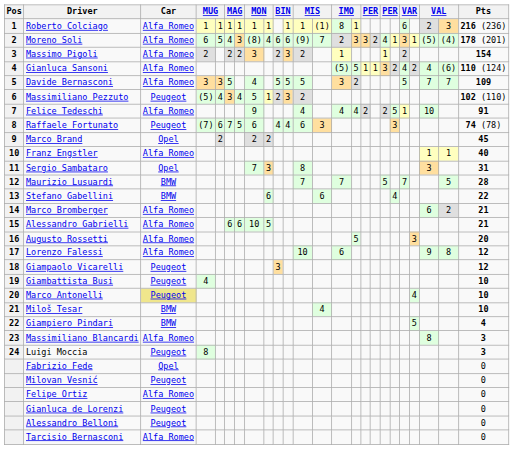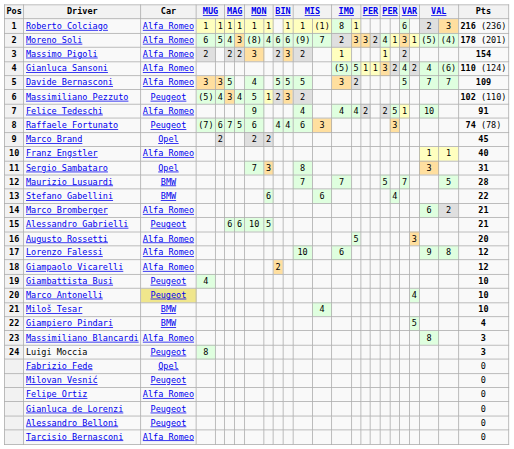(168, 225) Alfa Romeo -> (168, 225) Peugeot
(168, 267) Peugeot -> (168, 267) Alfa Romeo
(278, 267) 3 -> (278, 267) 2
